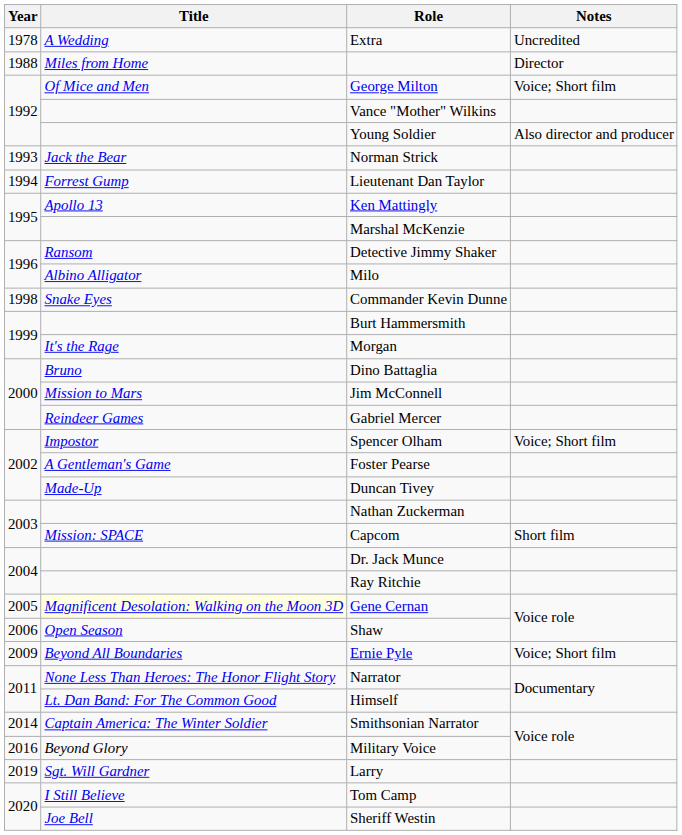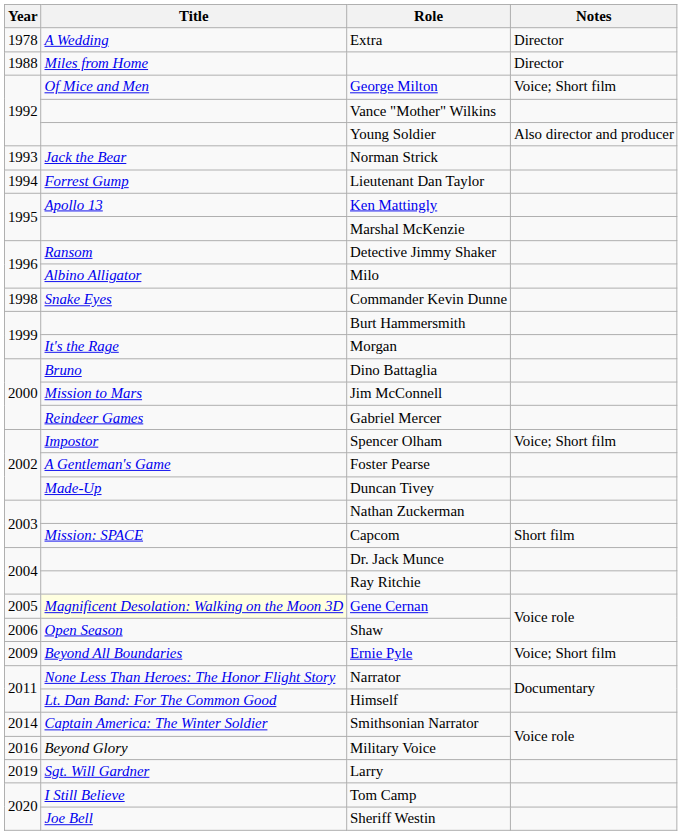(547, 39) Uncredited -> (539, 39) Director
